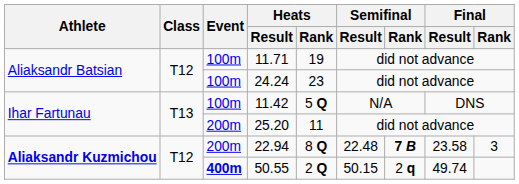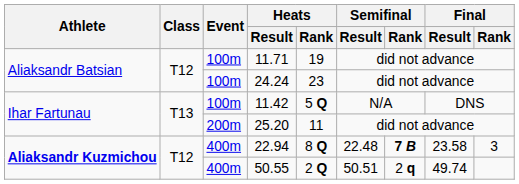(224, 147) 200m -> (224, 147) 400m
(224, 169) bold -> (224, 169) normal
(361, 169) 50.15 -> (361, 169) 50.51
